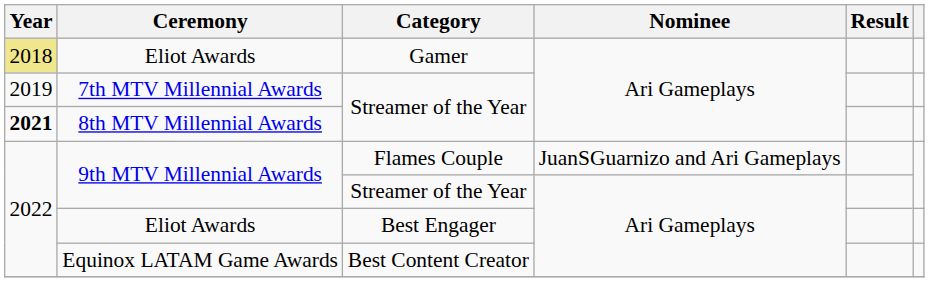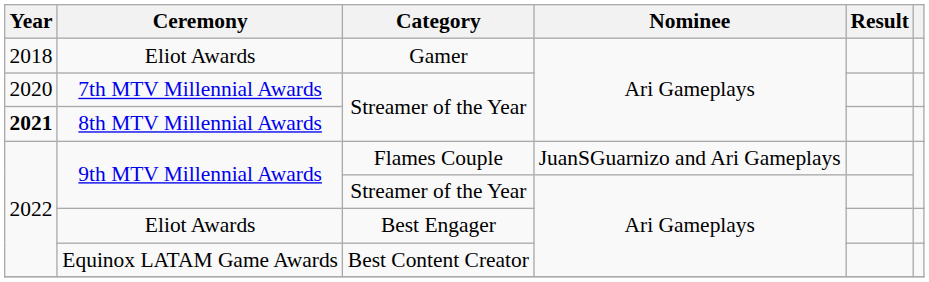(31, 55) khaki background -> (31, 55) no background
(31, 89) 2019 -> (31, 89) 2020
